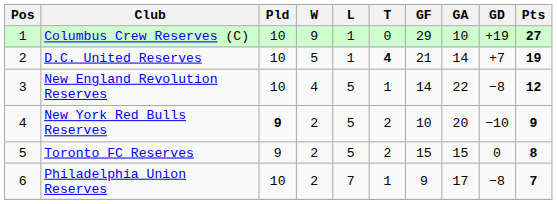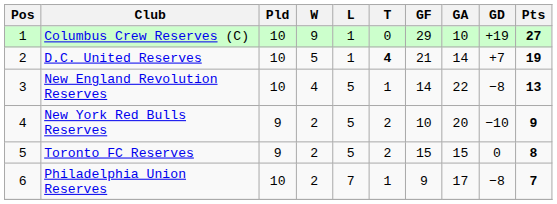(534, 87) 12 -> (534, 87) 13
(278, 124) bold -> (278, 124) normal
